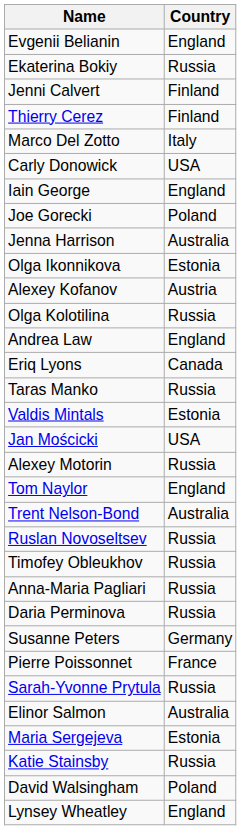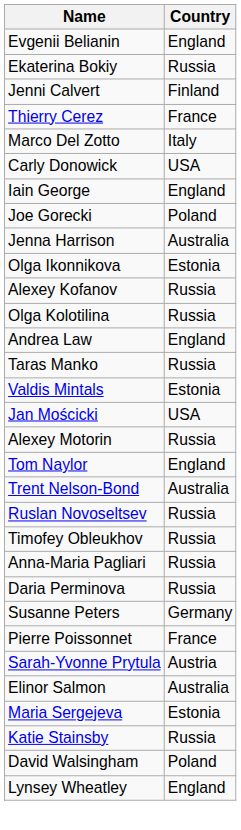(194, 116) Finland -> (192, 116) France
(192, 290) Austria -> (192, 290) Russia
- row: (45, 365)
(192, 688) Russia -> (192, 663) Austria
